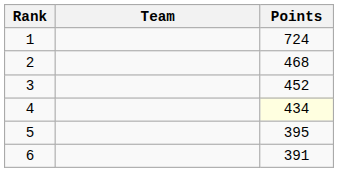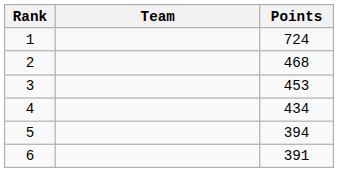(297, 86) 452 -> (297, 86) 453
(297, 109) lightyellow background -> (297, 109) no background
(297, 133) 395 -> (297, 133) 394
